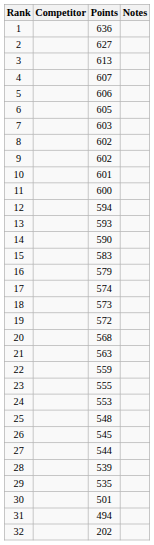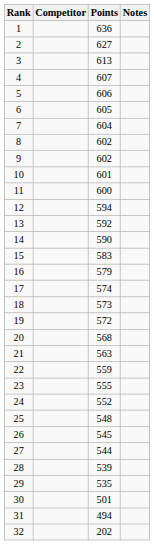(104, 126) 603 -> (104, 126) 604
(104, 223) 593 -> (104, 223) 592
(104, 402) 553 -> (104, 402) 552
